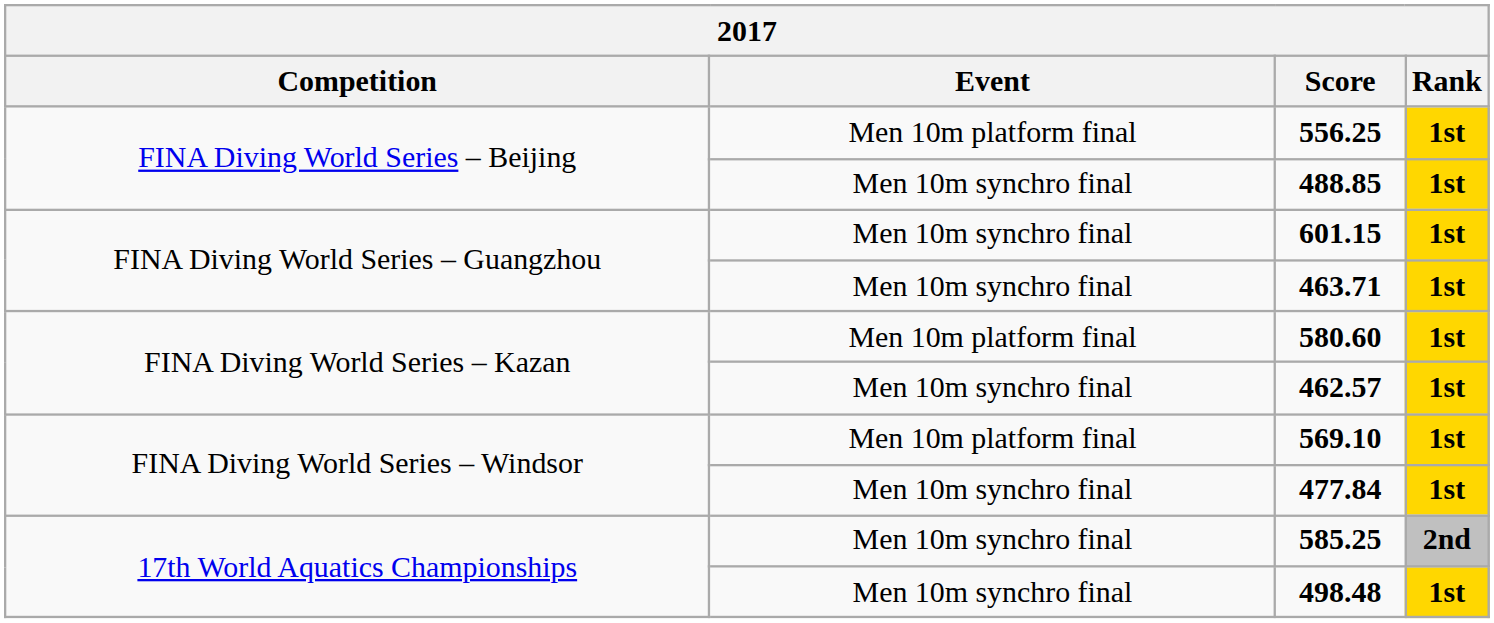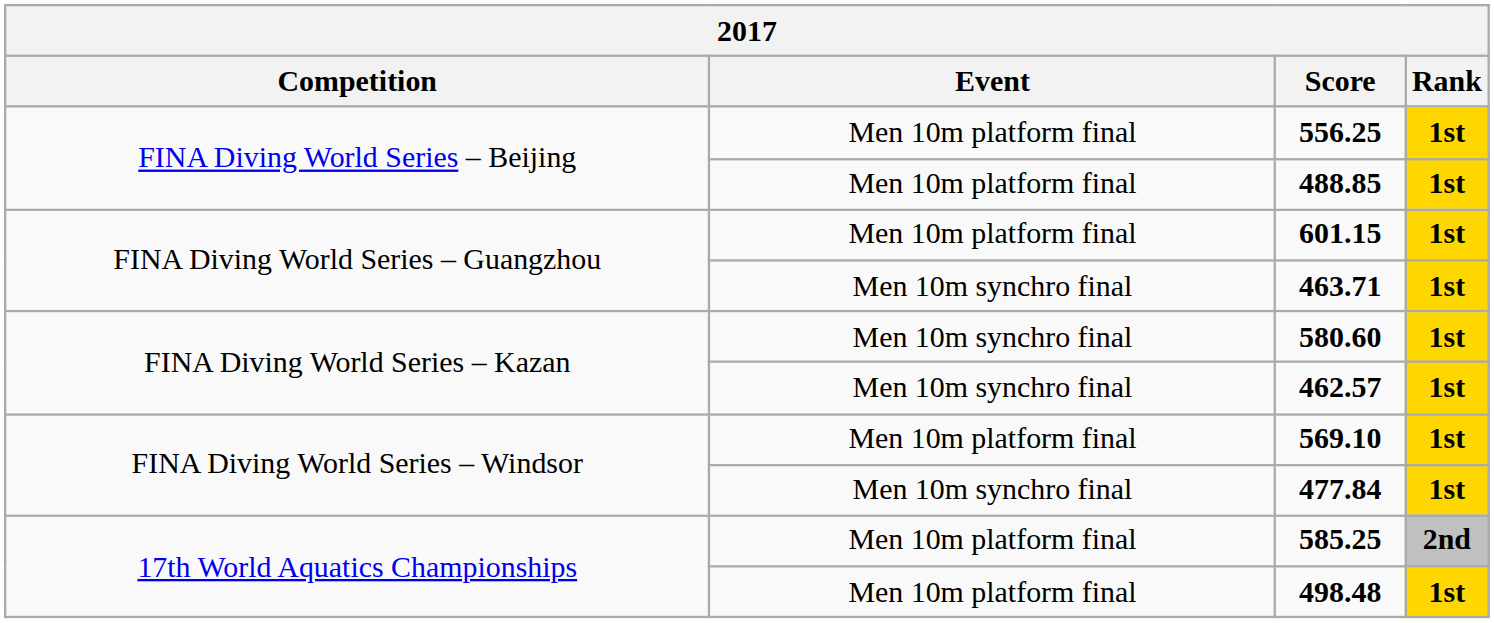(992, 183) Men 10m synchro final -> (992, 183) Men 10m platform final
(992, 234) Men 10m synchro final -> (992, 234) Men 10m platform final
(992, 336) Men 10m platform final -> (992, 336) Men 10m synchro final
(992, 540) Men 10m synchro final -> (992, 540) Men 10m platform final
(992, 591) Men 10m synchro final -> (992, 591) Men 10m platform final
